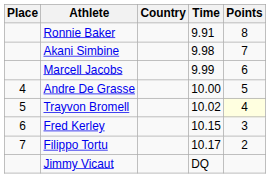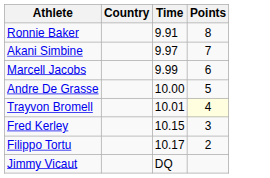- column: (23, 13)
(203, 51) 9.98 -> (166, 51) 9.97
(206, 107) 10.02 -> (170, 107) 10.01
